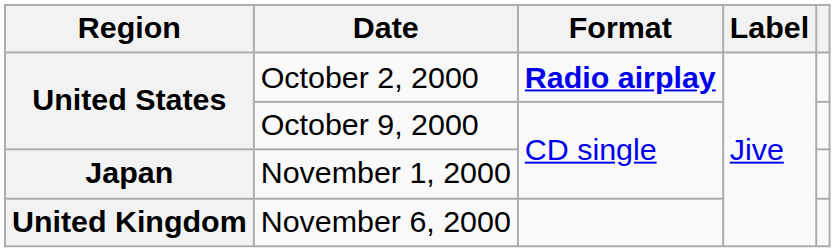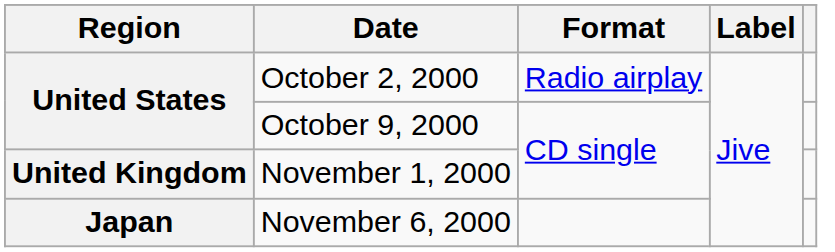(620, 76) bold -> (614, 76) normal
(129, 173) Japan -> (129, 173) United Kingdom
(129, 221) United Kingdom -> (129, 221) Japan
